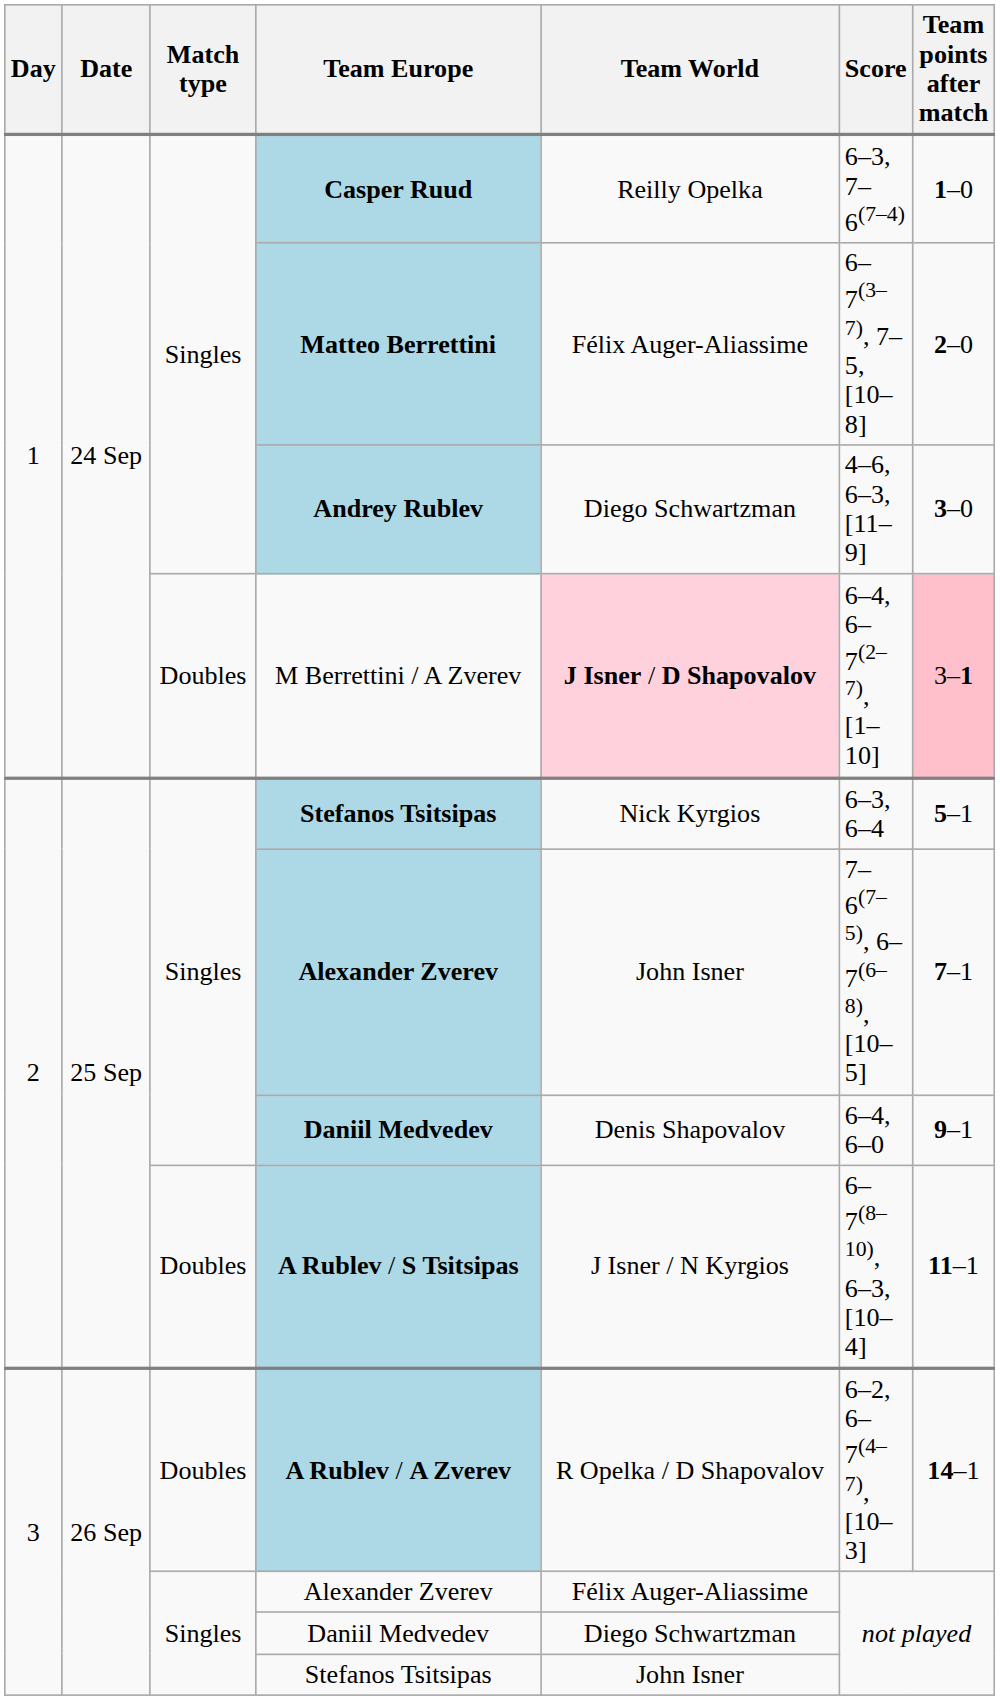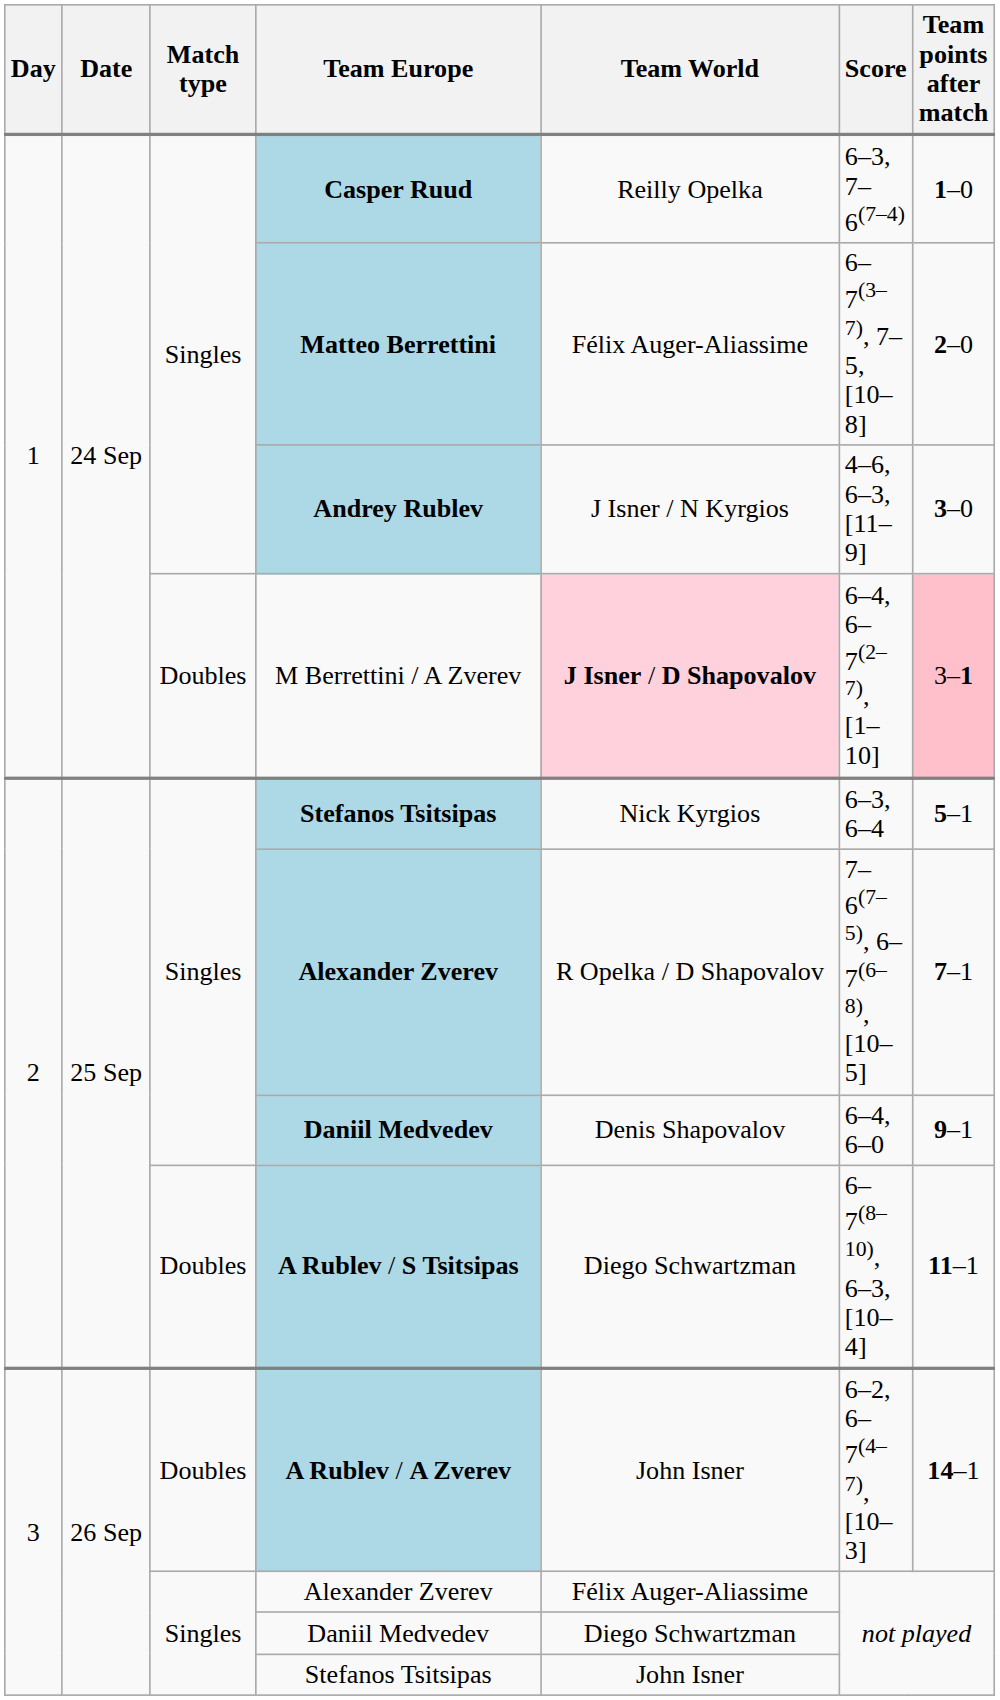(690, 509) Diego Schwartzman -> (690, 509) J Isner / N Kyrgios
(690, 971) John Isner -> (690, 971) R Opelka / D Shapovalov
(690, 1266) J Isner / N Kyrgios -> (690, 1266) Diego Schwartzman
(690, 1469) R Opelka / D Shapovalov -> (690, 1469) John Isner
